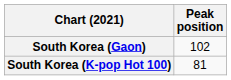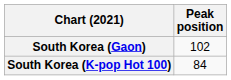(200, 65) 81 -> (200, 65) 84
